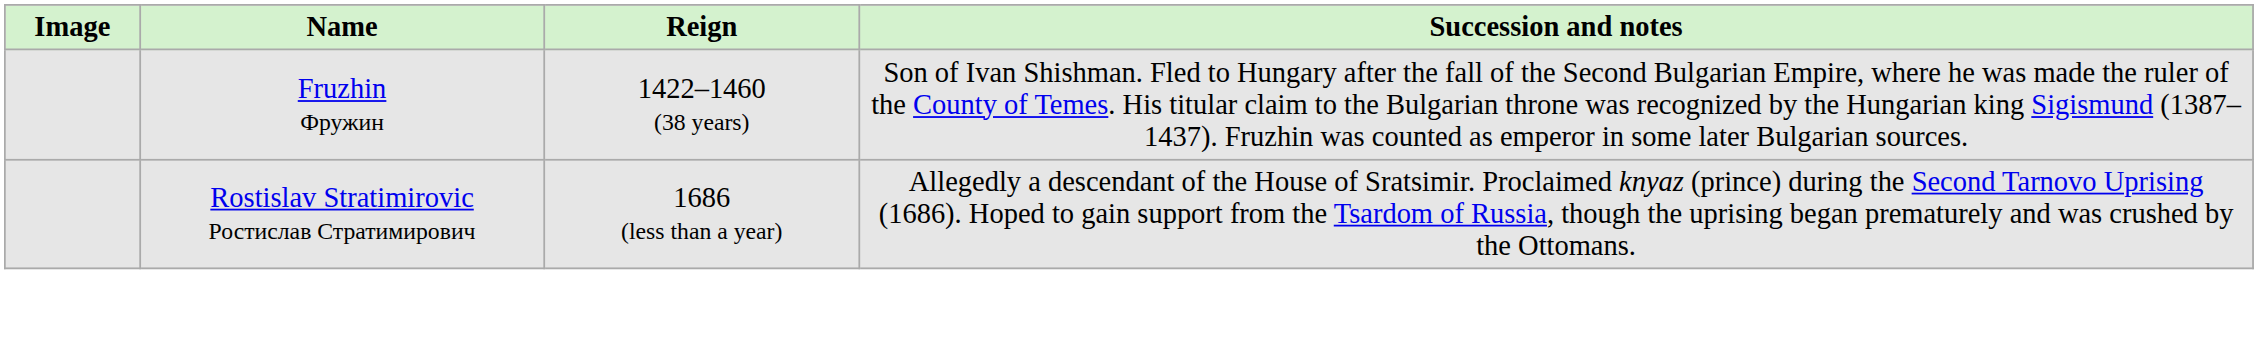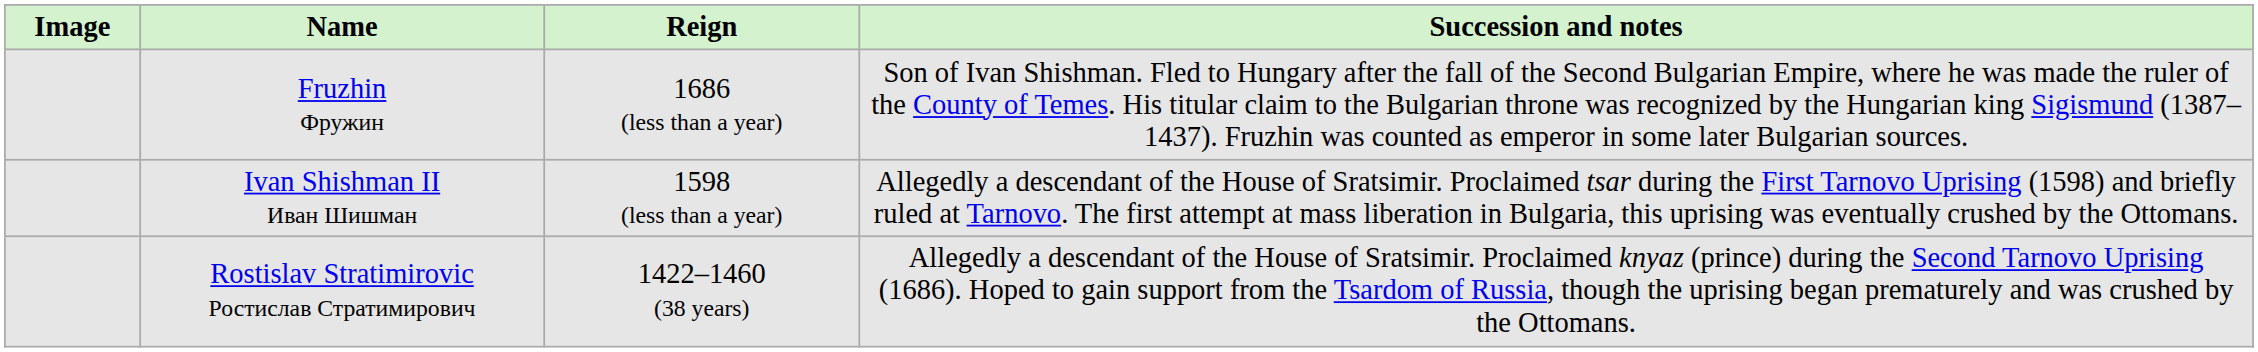(702, 104) 1422–1460 (38 years) -> (702, 104) 1686 (less than a year)
+ row: (342, 197)
(702, 213) 1686 (less than a year) -> (702, 290) 1422–1460 (38 years)
